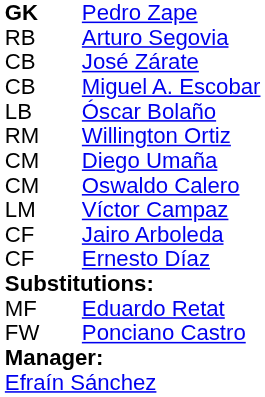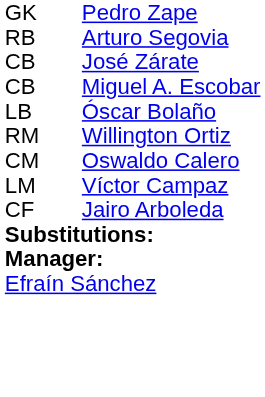(21, 12) bold -> (21, 12) normal
- row: (150, 160)
- row: (146, 259)
- row: (153, 308)
- row: (164, 333)
